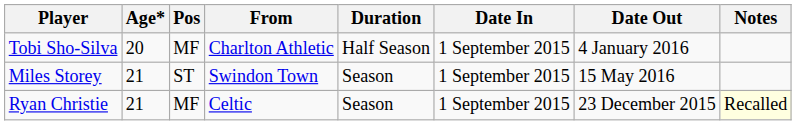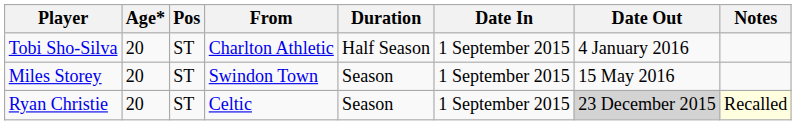(186, 47) MF -> (184, 47) ST
(135, 76) 21 -> (135, 76) 20
(135, 104) 21 -> (135, 104) 20
(186, 104) MF -> (184, 104) ST
(647, 104) no background -> (647, 104) lightgrey background
